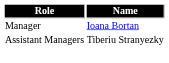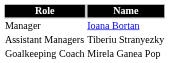+ row: (45, 53)
